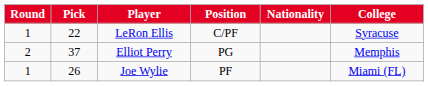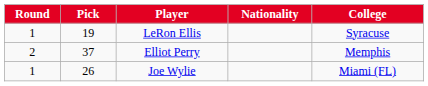- column: (226, 14)
(74, 33) 22 -> (88, 33) 19
